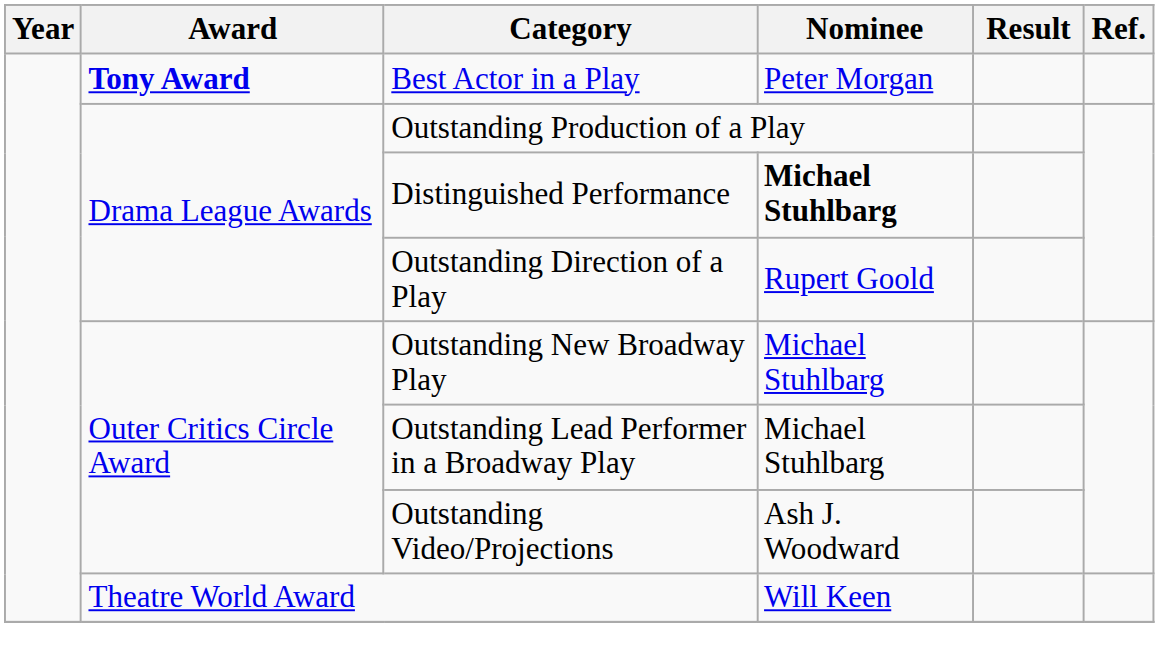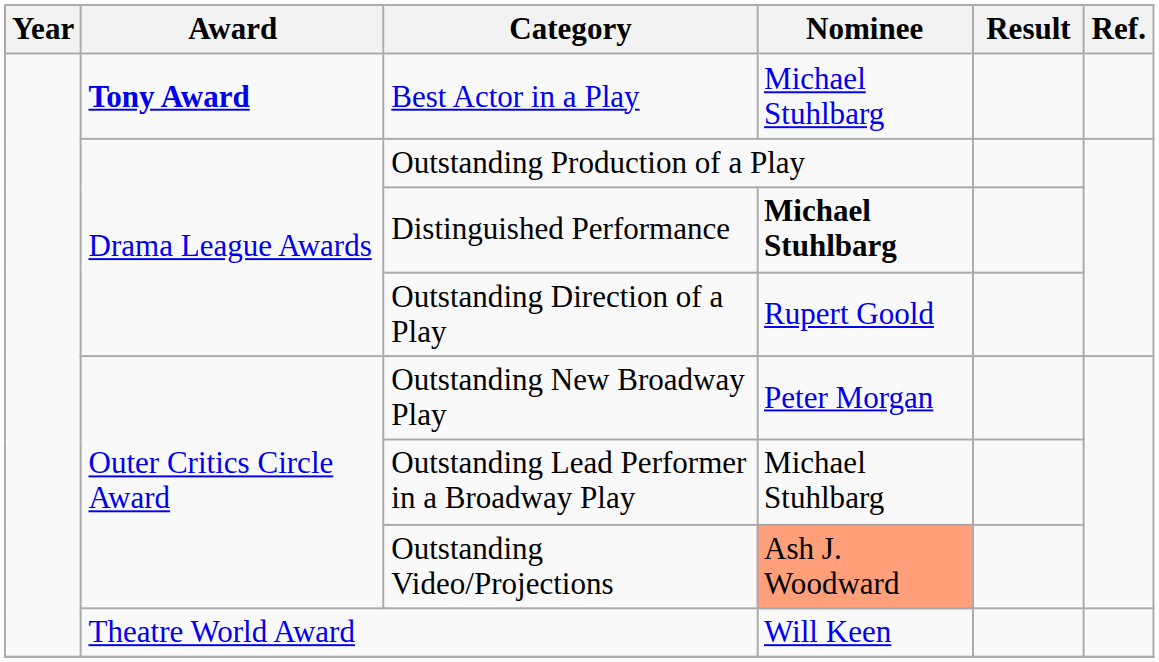(849, 78) Peter Morgan -> (824, 95) Michael Stuhlbarg
(824, 362) Michael Stuhlbarg -> (849, 397) Peter Morgan
(832, 530) no background -> (832, 565) lightsalmon background
